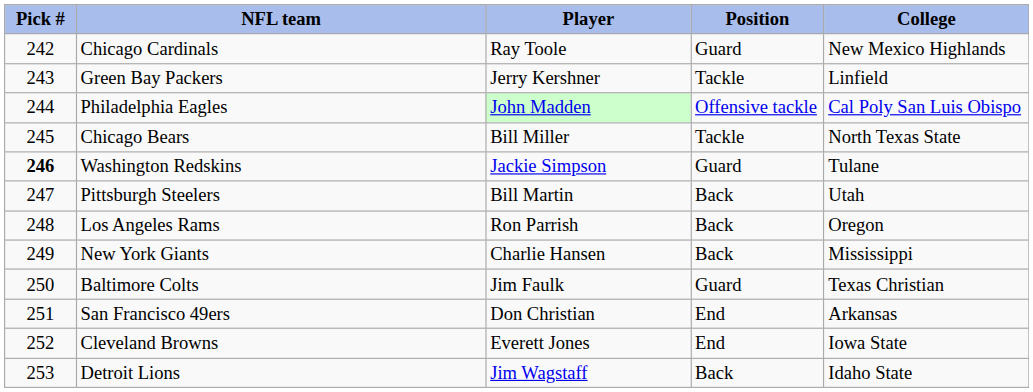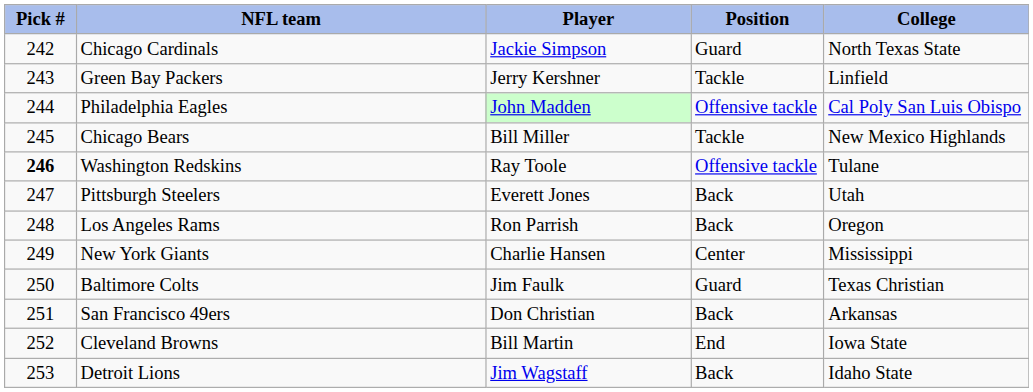(528, 48) Ray Toole -> (548, 48) Jackie Simpson
(917, 48) New Mexico Highlands -> (894, 48) North Texas State
(894, 136) North Texas State -> (917, 136) New Mexico Highlands
(548, 166) Jackie Simpson -> (528, 166) Ray Toole
(718, 166) Guard -> (756, 166) Offensive tackle
(532, 195) Bill Martin -> (540, 195) Everett Jones
(714, 254) Back -> (720, 254) Center
(710, 313) End -> (714, 313) Back
(540, 343) Everett Jones -> (532, 343) Bill Martin
